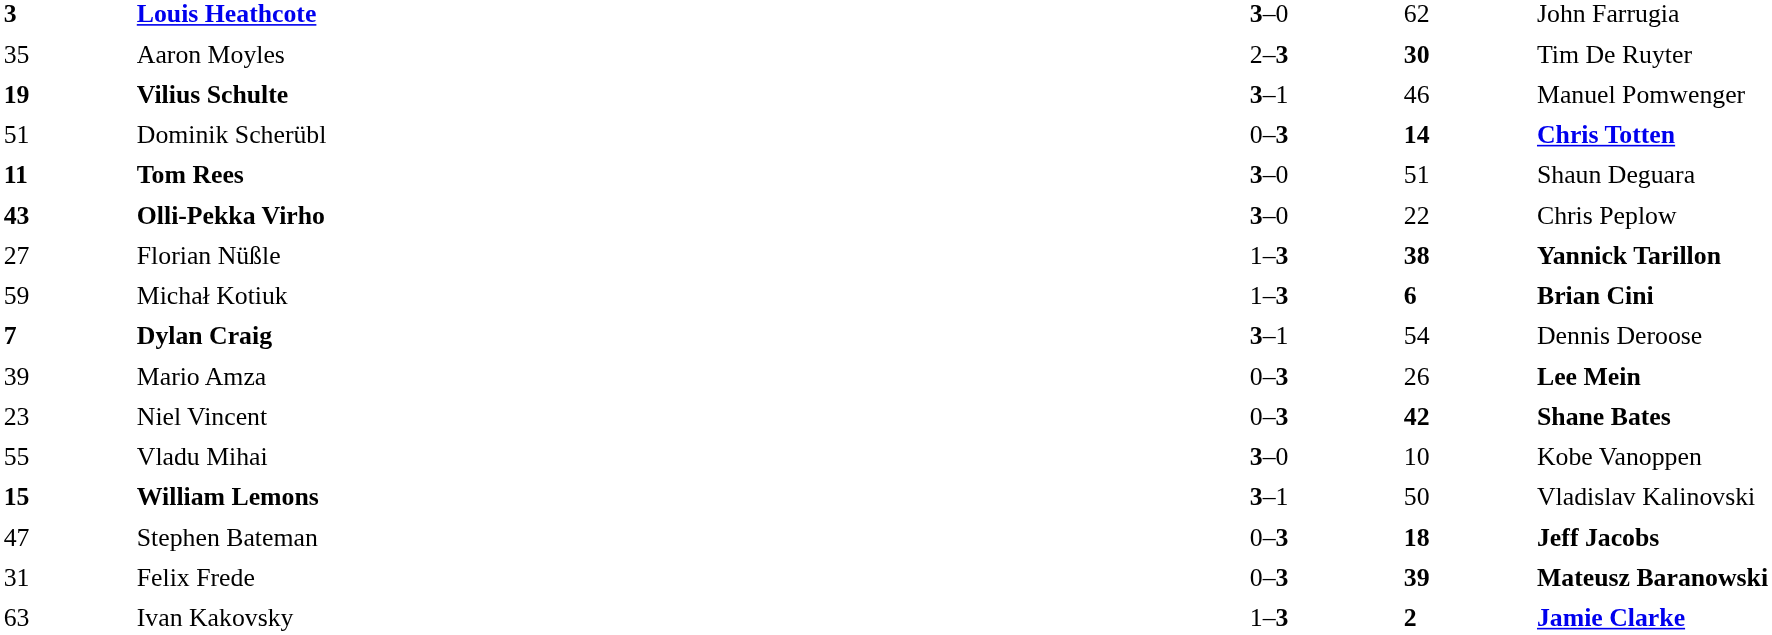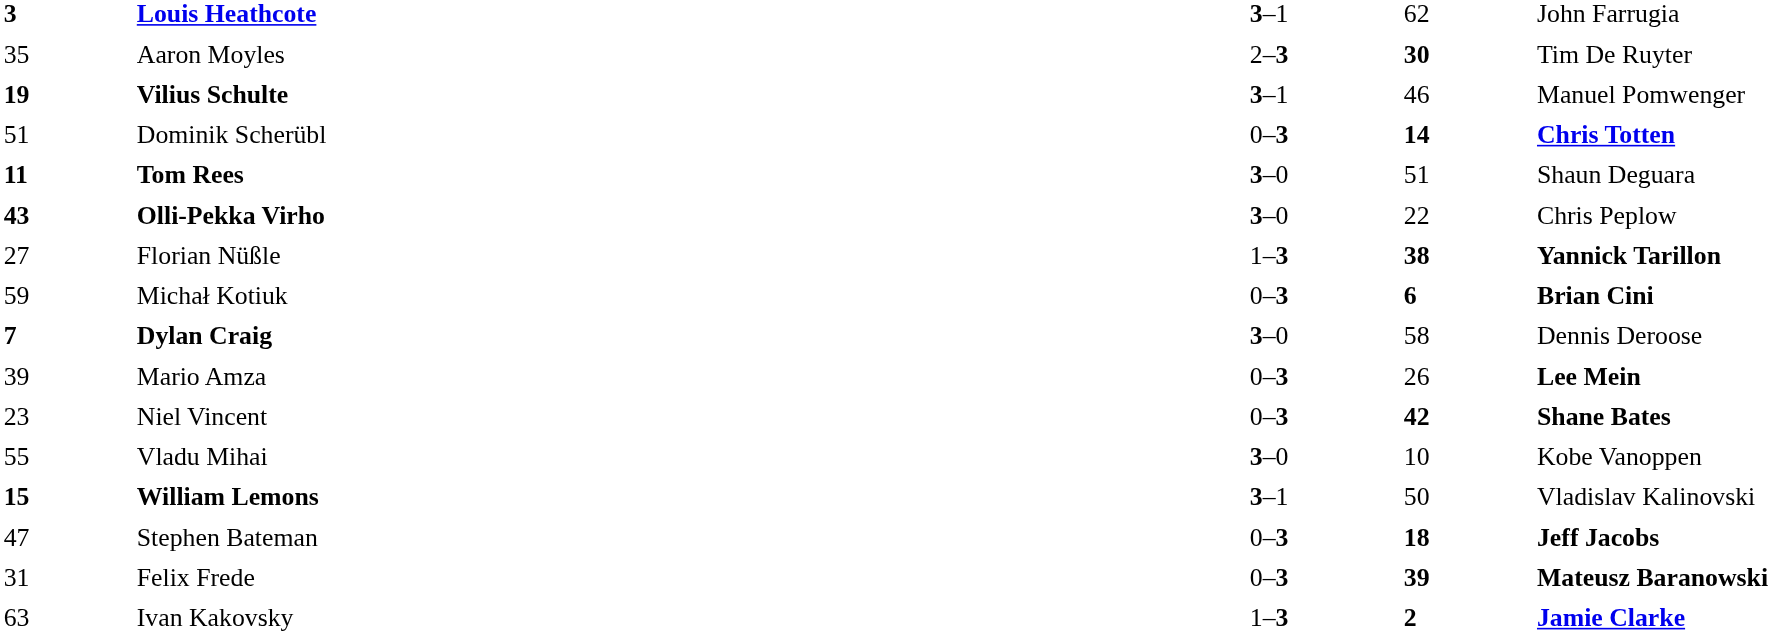(1269, 14) 3–0 -> (1269, 14) 3–1
(1269, 295) 1–3 -> (1269, 295) 0–3
(1269, 336) 3–1 -> (1269, 336) 3–0
(1417, 336) 54 -> (1417, 336) 58
